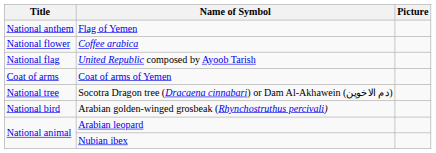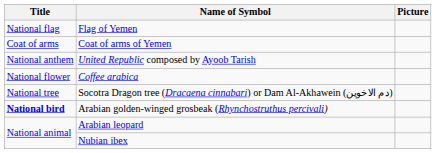(40, 28) National anthem -> (33, 28) National flag
rows swapped: (125, 76) <-> (108, 44)
(33, 60) National flag -> (40, 60) National anthem
(33, 109) normal -> (36, 109) bold
